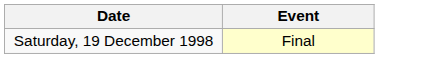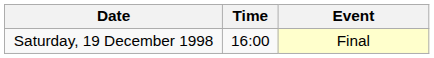+ column: (250, 16)
